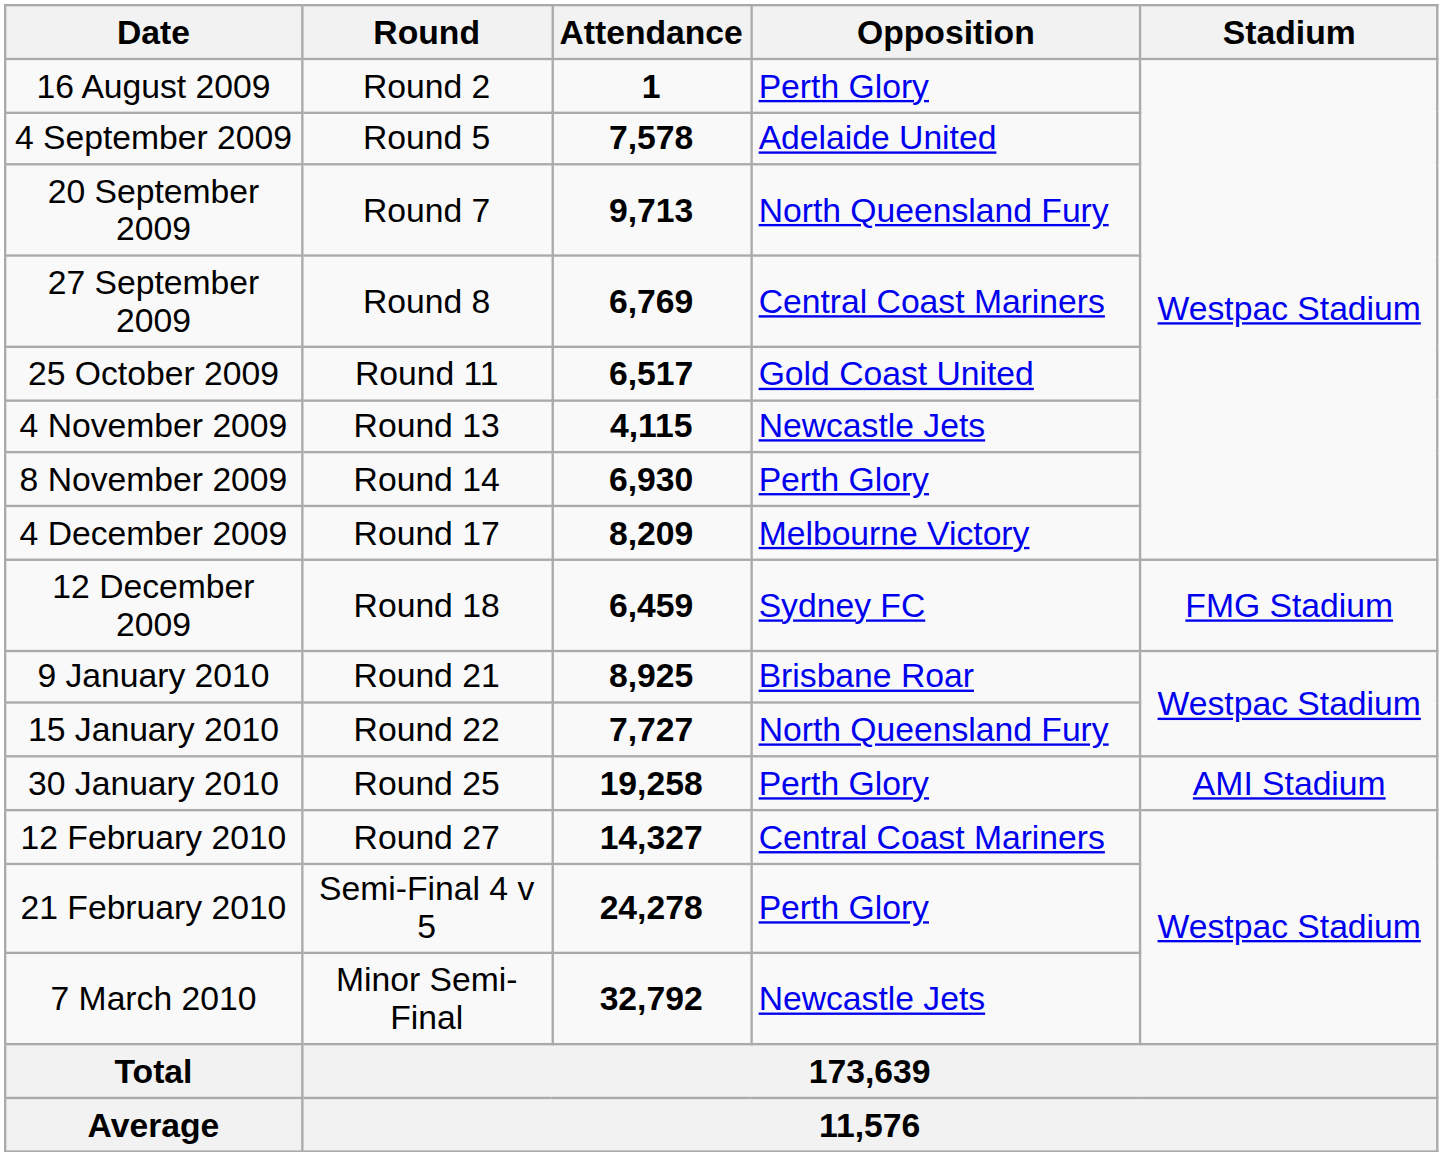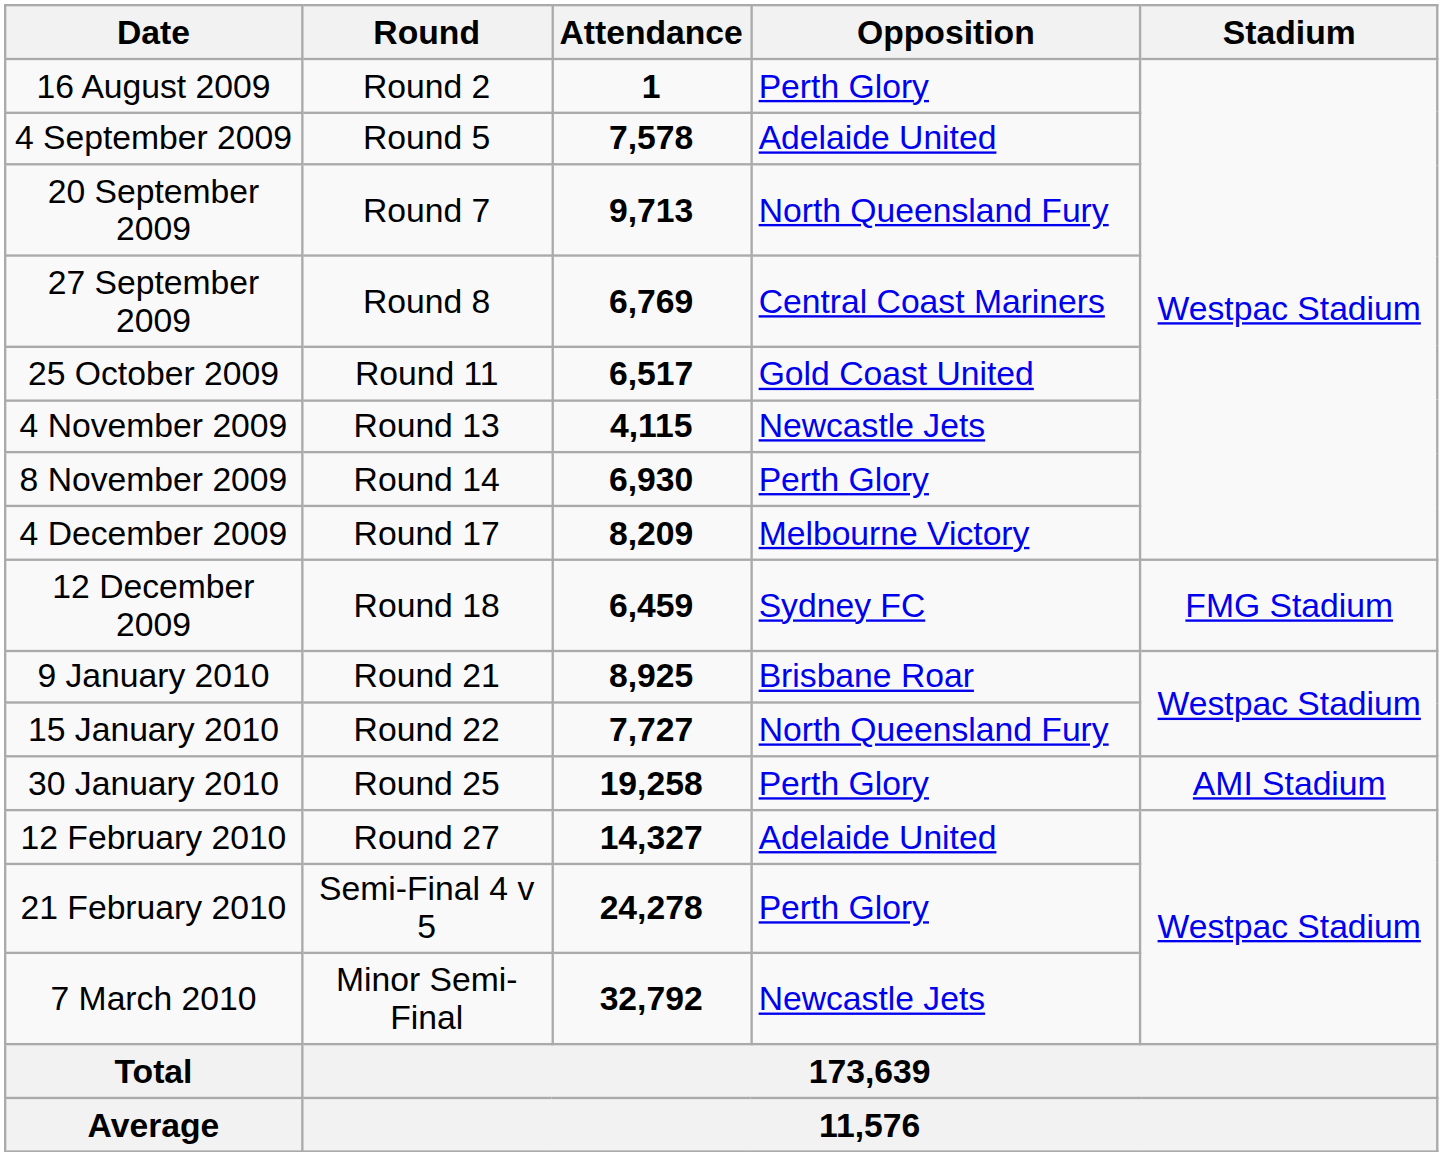(932, 837) Central Coast Mariners -> (878, 837) Adelaide United
